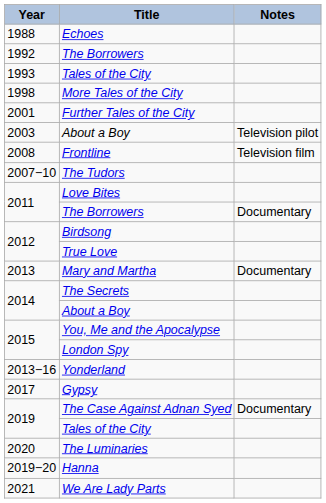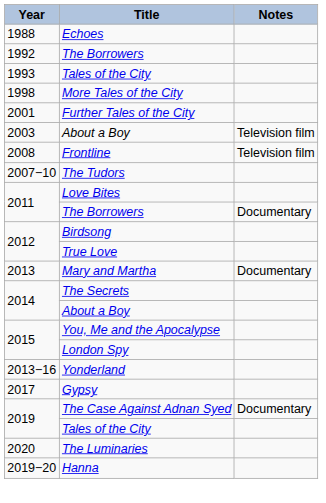(278, 133) Television pilot -> (276, 133) Television film
- row: (21, 488)
